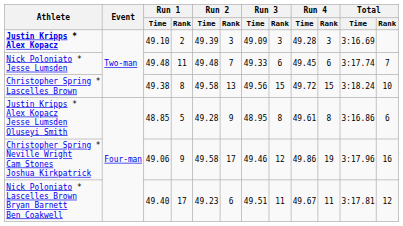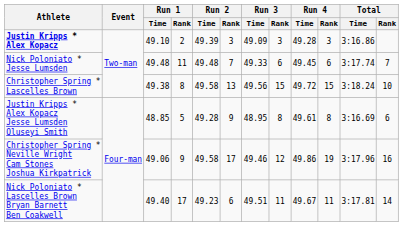(358, 41) 3:16.69 -> (358, 41) 3:16.86
(358, 118) 3:16.86 -> (358, 118) 3:16.69
(387, 200) 12 -> (387, 200) 14
